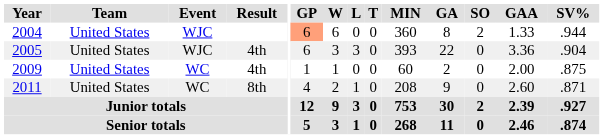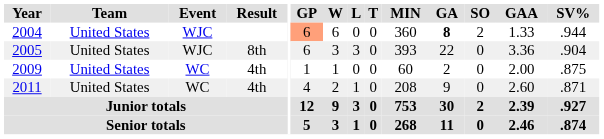(447, 31) normal -> (447, 31) bold
(257, 50) 4th -> (257, 50) 8th
(257, 87) 8th -> (257, 87) 4th
